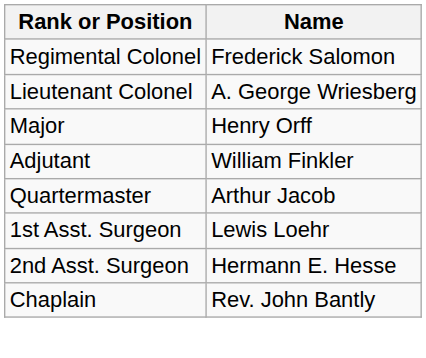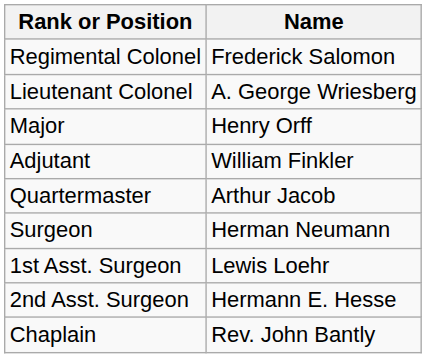+ row: (51, 230)
